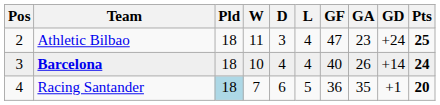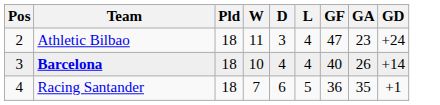- column: (422, 16)
(229, 87) lightblue background -> (229, 87) no background
